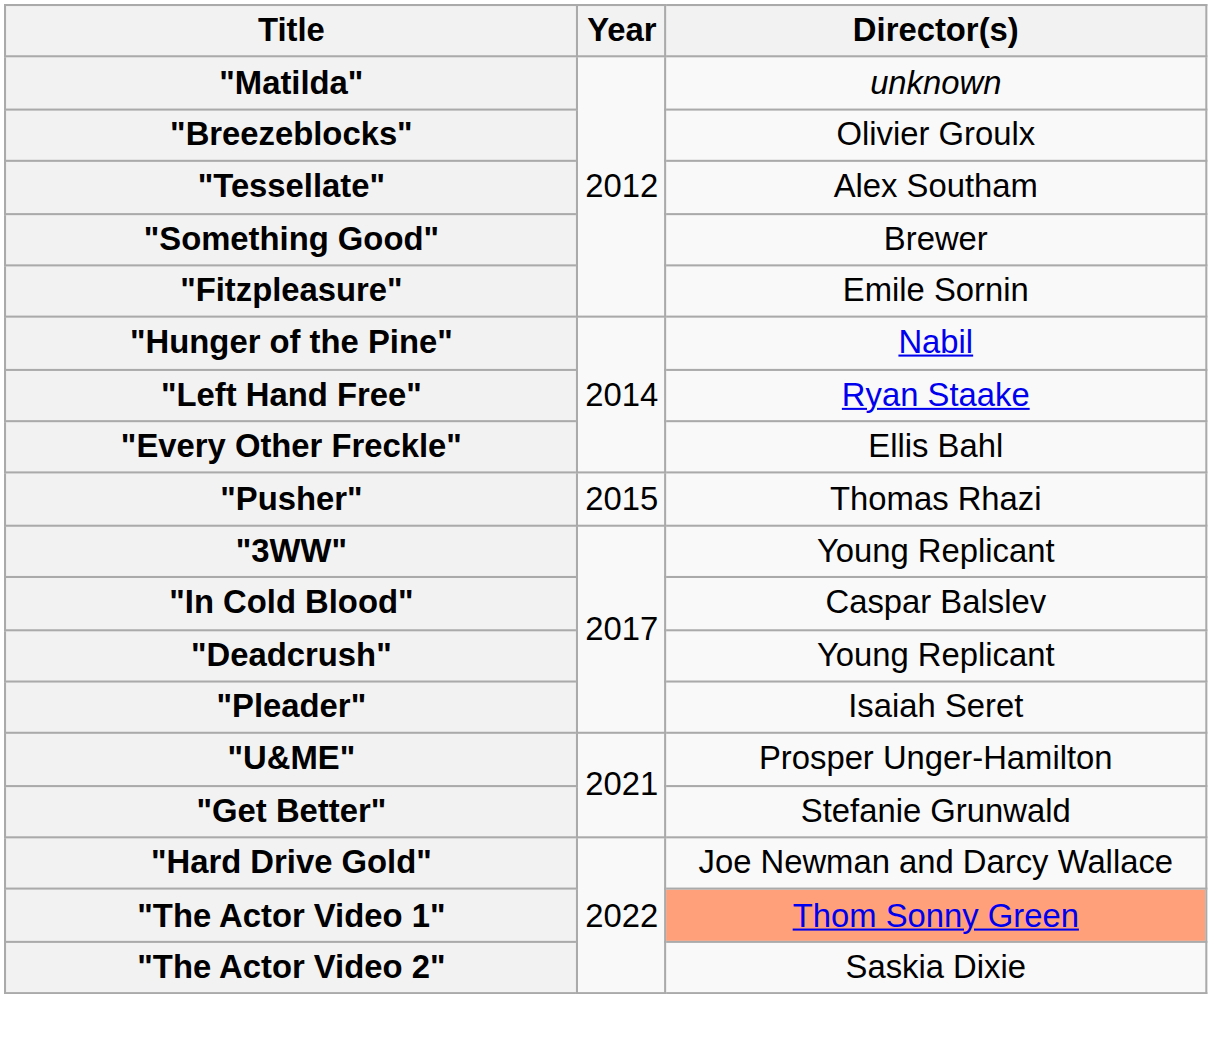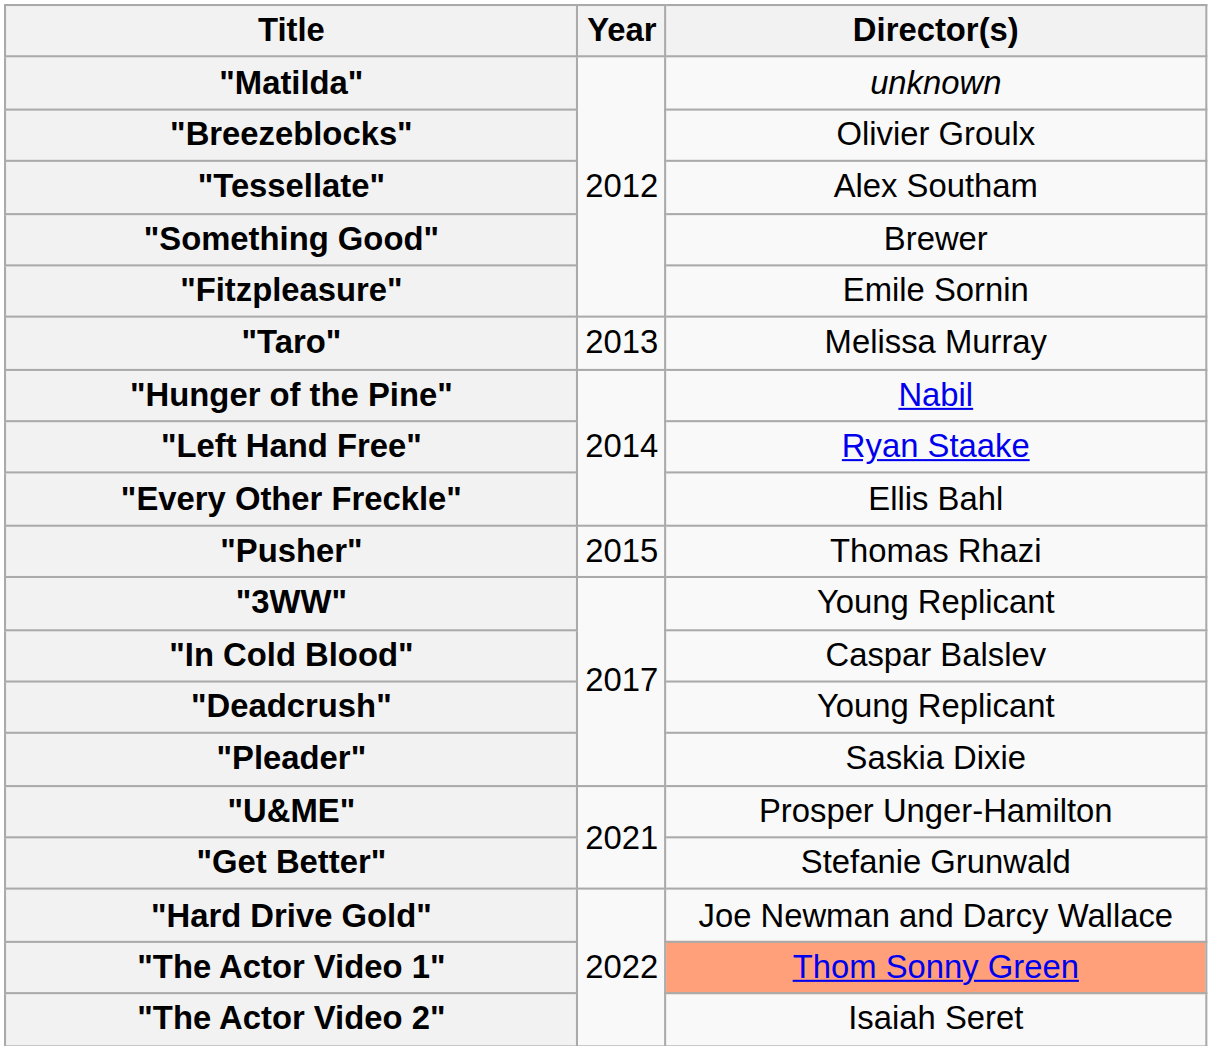+ row: (291, 342)
(936, 706) Isaiah Seret -> (936, 758) Saskia Dixie
(936, 966) Saskia Dixie -> (936, 1018) Isaiah Seret
